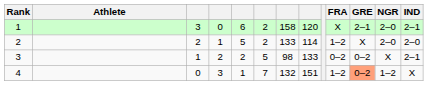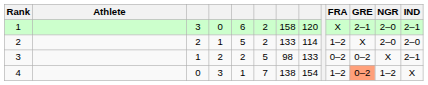(288, 73) 132 -> (288, 73) 138
(310, 73) 151 -> (310, 73) 154
